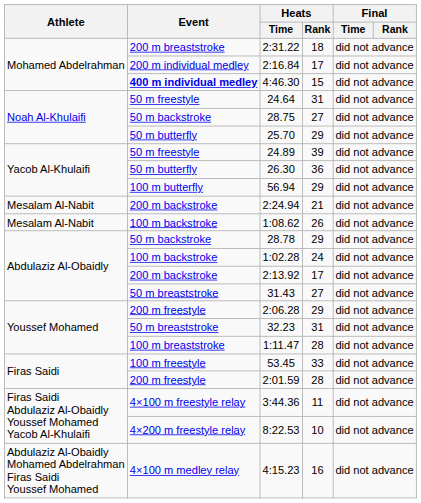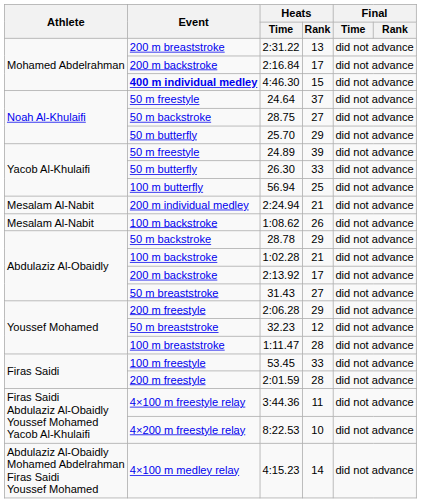(317, 48) 18 -> (317, 48) 13
(189, 65) 200 m individual medley -> (174, 65) 200 m backstroke
(317, 100) 31 -> (317, 100) 37
(317, 170) 36 -> (317, 170) 33
(317, 188) 29 -> (317, 188) 25
(174, 205) 200 m backstroke -> (189, 205) 200 m individual medley
(317, 258) 24 -> (317, 258) 21
(317, 328) 31 -> (317, 328) 12
(317, 471) 16 -> (317, 471) 14
